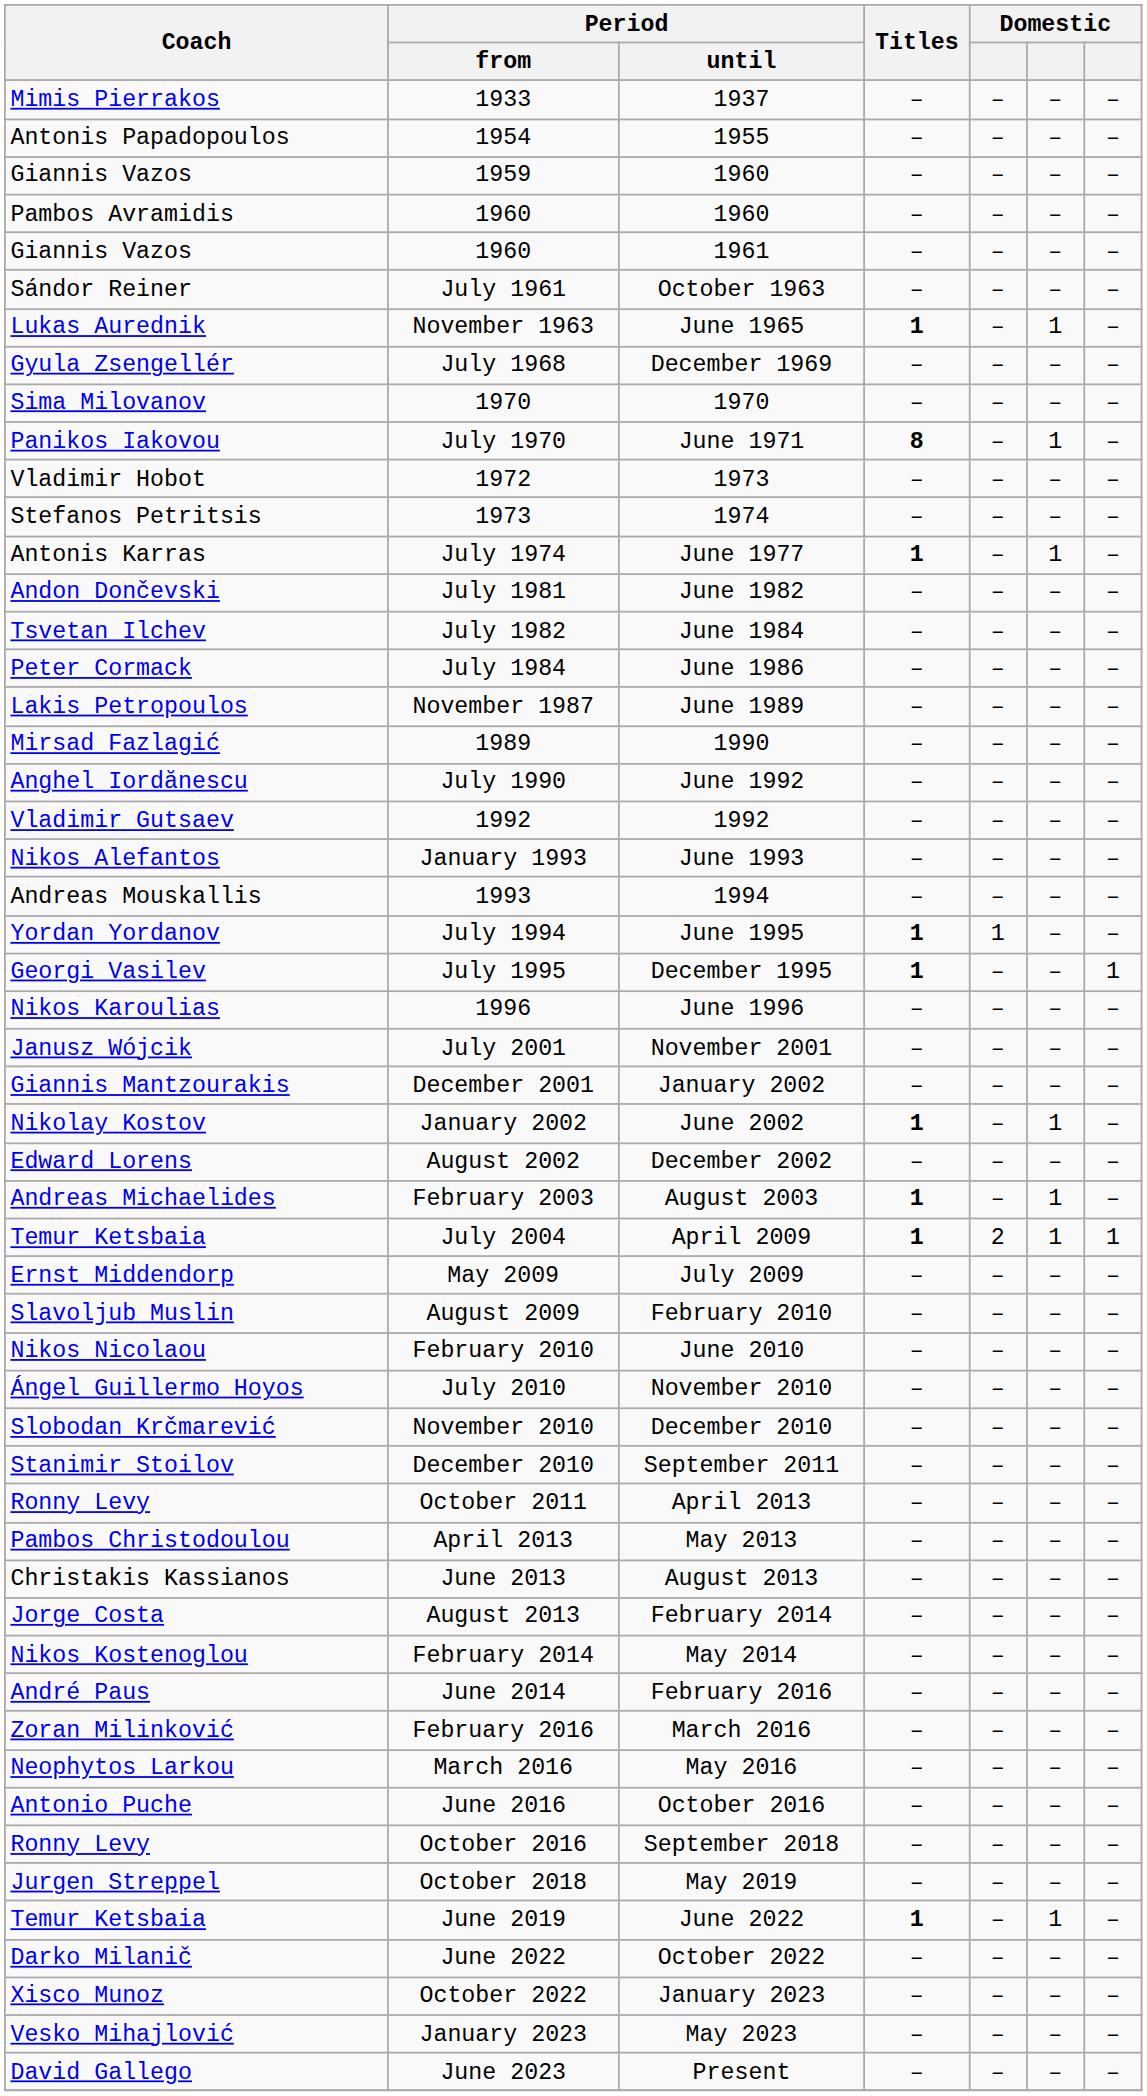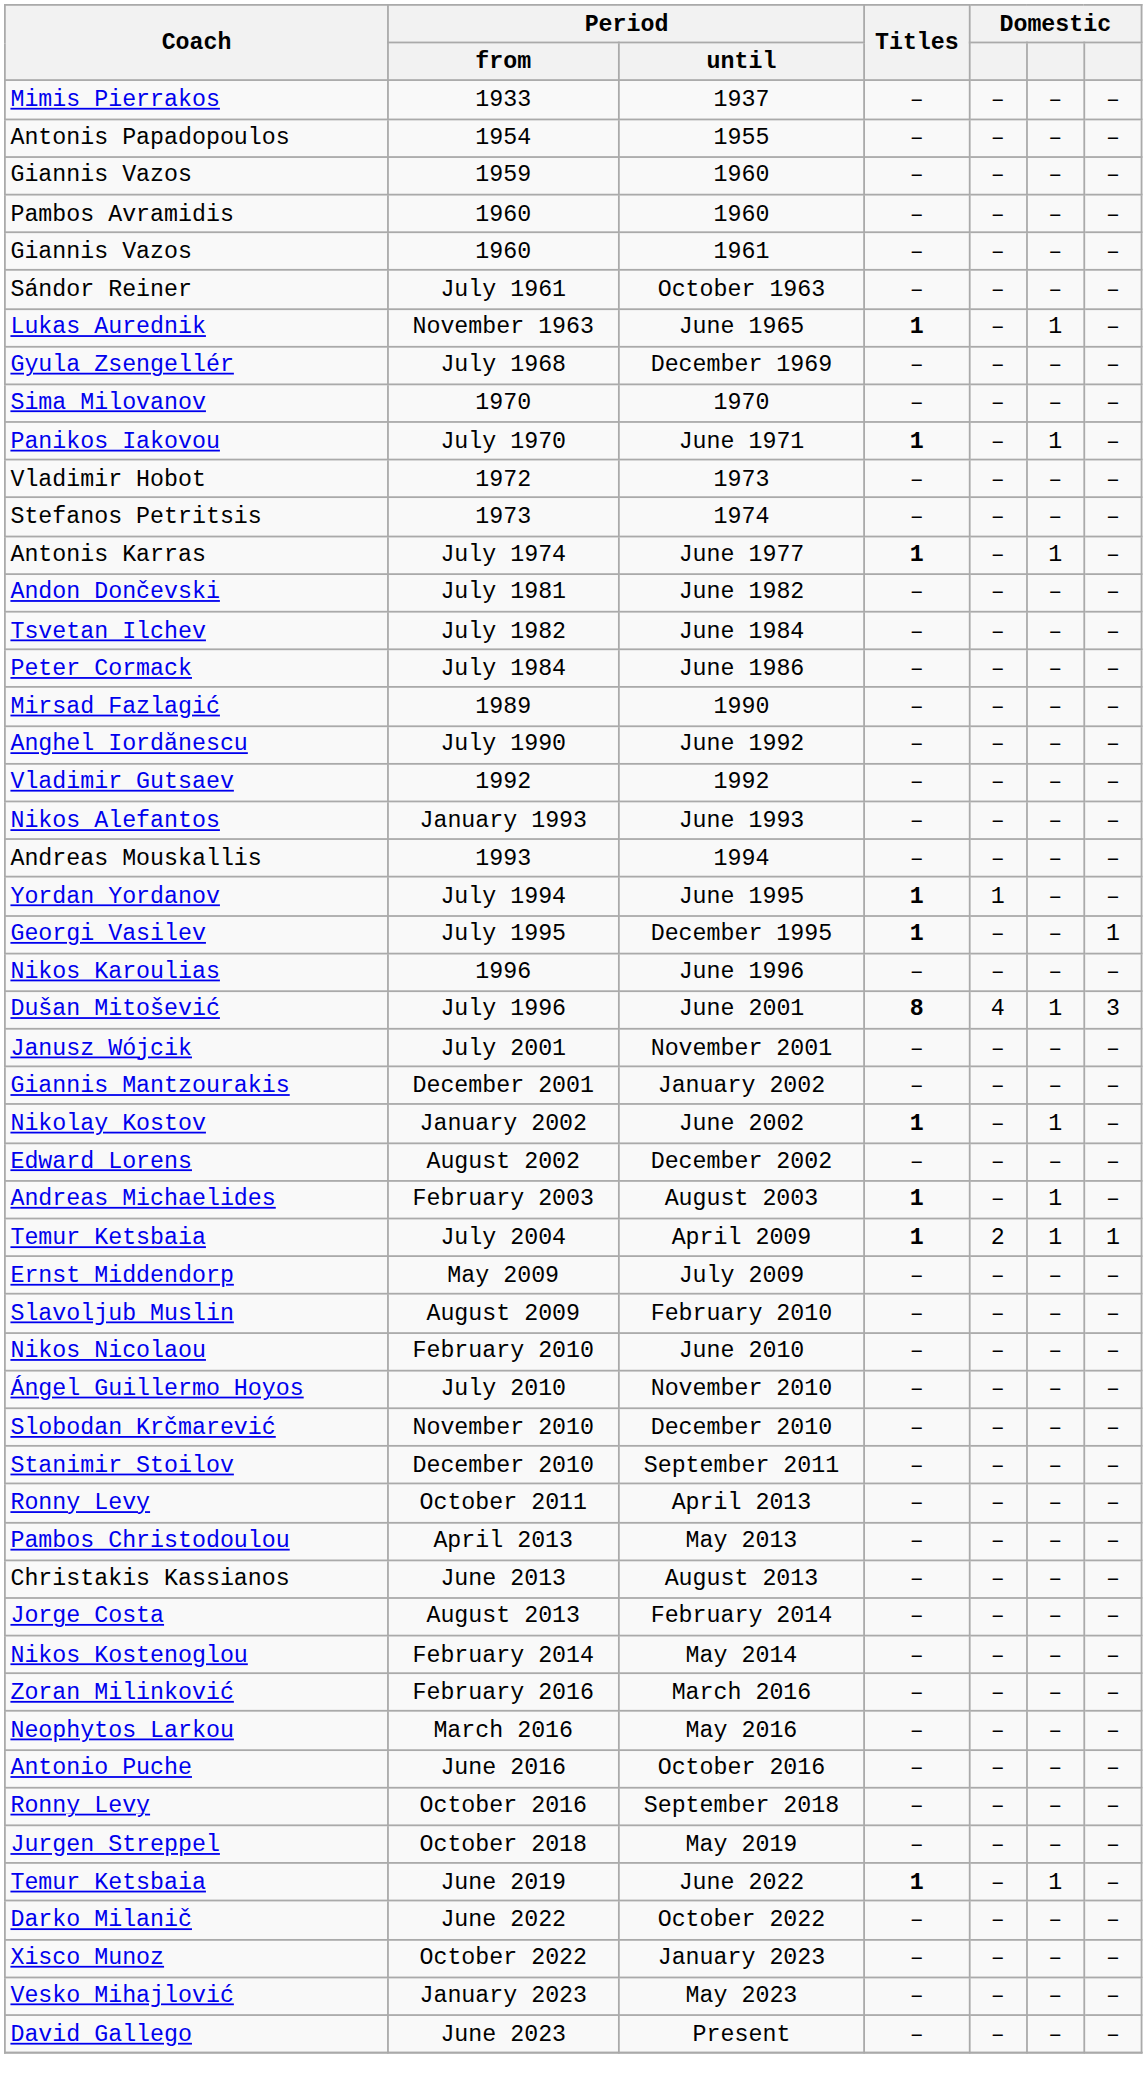(917, 441) 8 -> (917, 441) 1
- row: (503, 707)
+ row: (503, 1010)
- row: (503, 1693)
